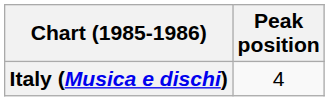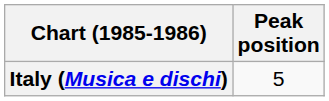(279, 78) 4 -> (279, 78) 5
